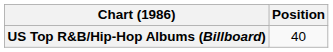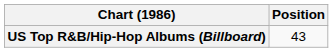(299, 36) 40 -> (299, 36) 43
